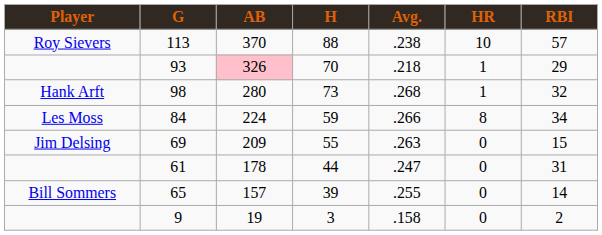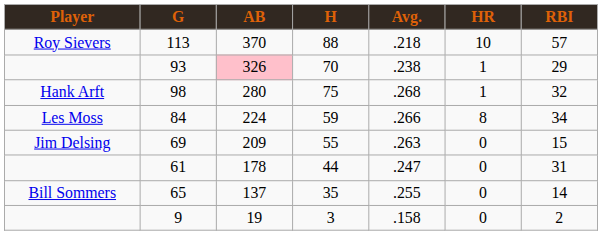(407, 42) .238 -> (407, 42) .218
(407, 67) .218 -> (407, 67) .238
(331, 92) 73 -> (331, 92) 75
(254, 192) 157 -> (254, 192) 137
(331, 192) 39 -> (331, 192) 35
